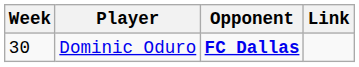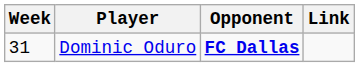(19, 48) 30 -> (19, 48) 31
